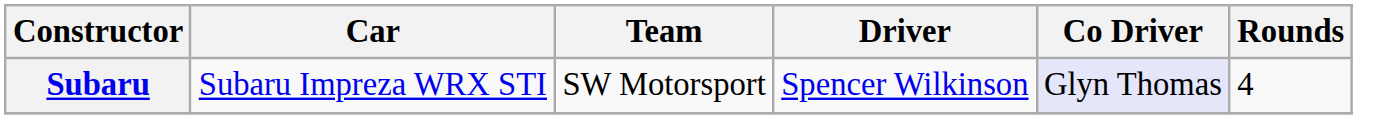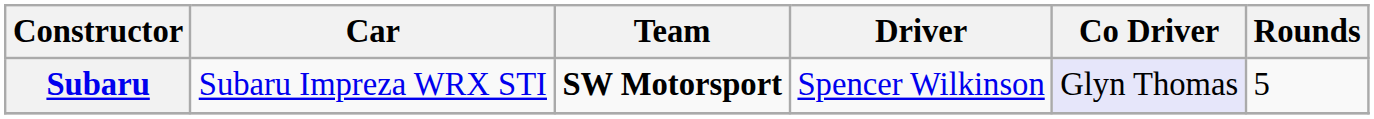(664, 84) normal -> (672, 84) bold
(1245, 84) 4 -> (1262, 84) 5
